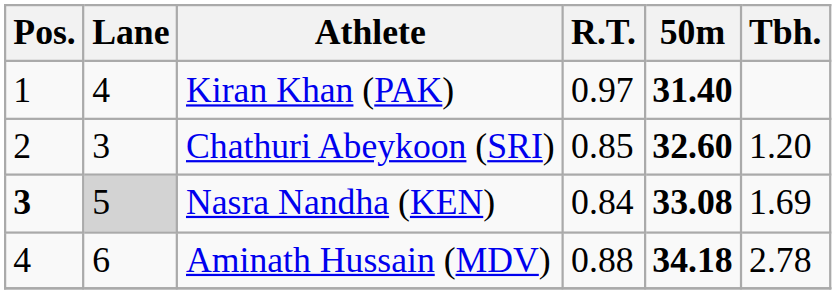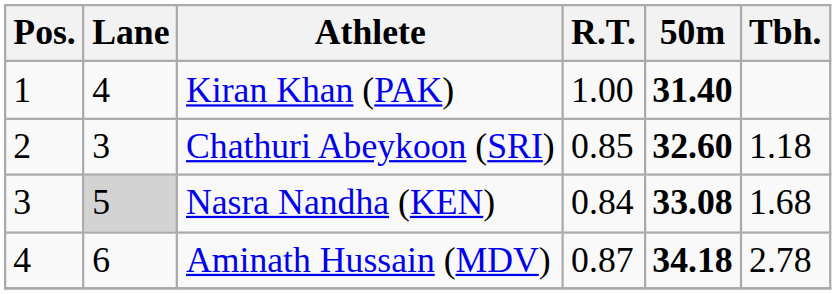(602, 89) 0.97 -> (602, 89) 1.00
(780, 145) 1.20 -> (780, 145) 1.18
(22, 202) bold -> (22, 202) normal
(780, 202) 1.69 -> (780, 202) 1.68
(602, 259) 0.88 -> (602, 259) 0.87
